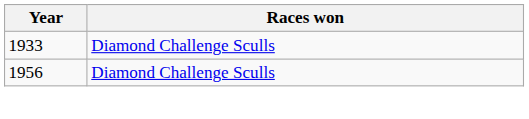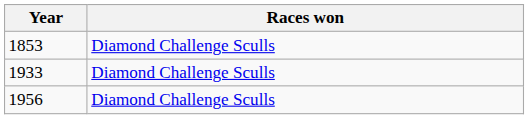+ row: (26, 45)
